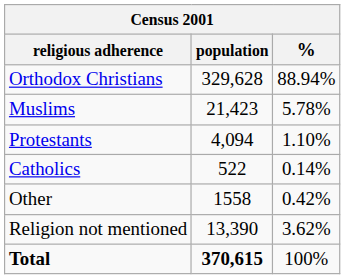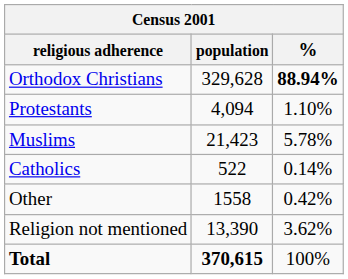(306, 79) normal -> (308, 79) bold
rows swapped: (42, 109) <-> (50, 139)
